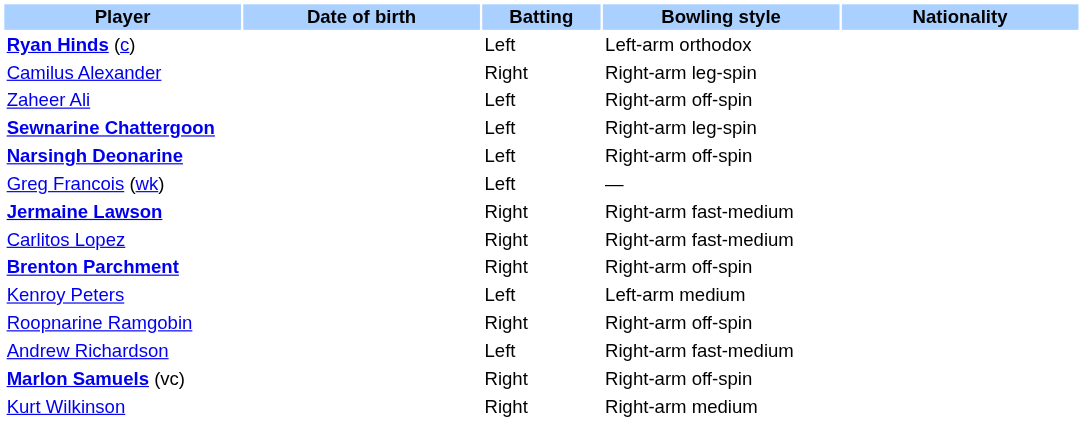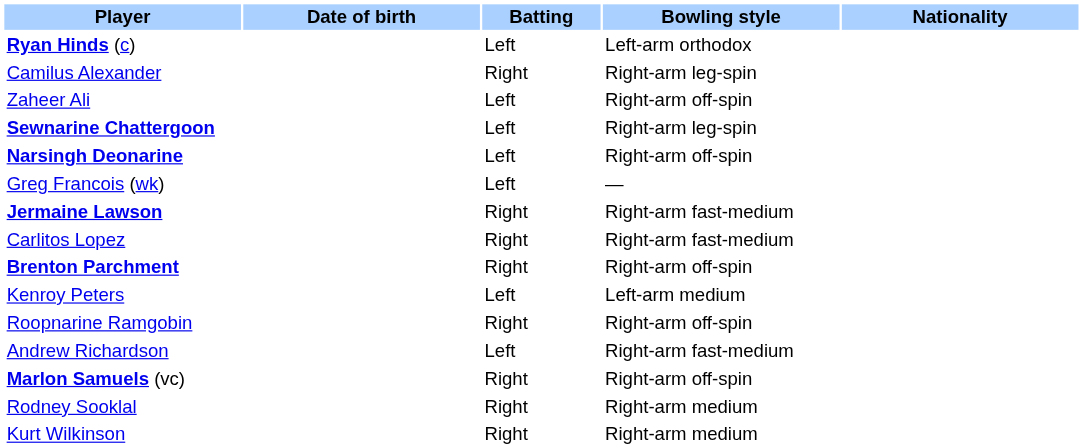+ row: (72, 406)
